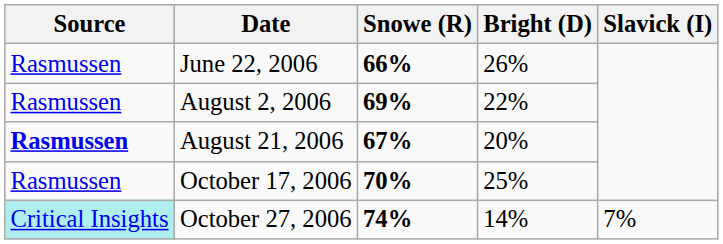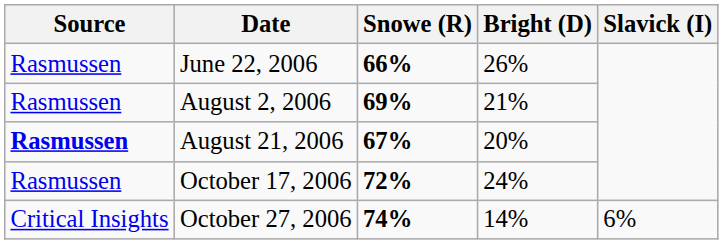(506, 102) 22% -> (506, 102) 21%
(388, 180) 70% -> (388, 180) 72%
(506, 180) 25% -> (506, 180) 24%
(89, 219) paleturquoise background -> (89, 219) no background
(620, 219) 7% -> (620, 219) 6%
